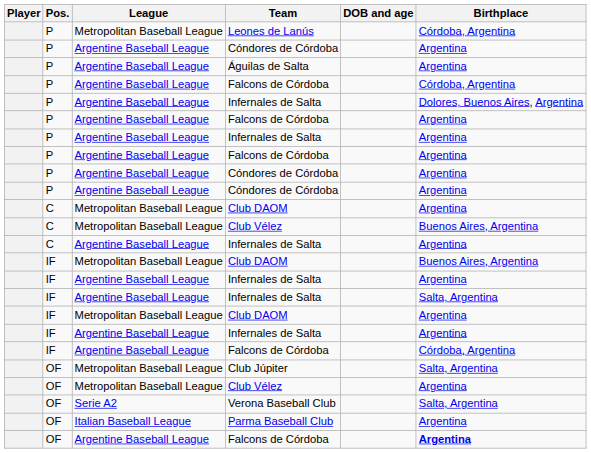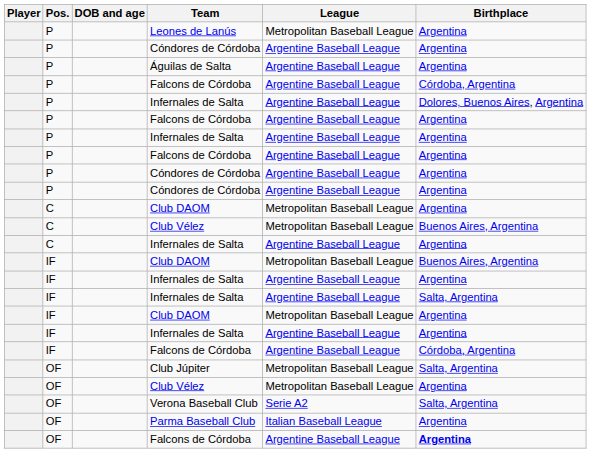columns swapped: (378, 13) <-> (149, 13)
(467, 31) Córdoba, Argentina -> (443, 31) Argentina
